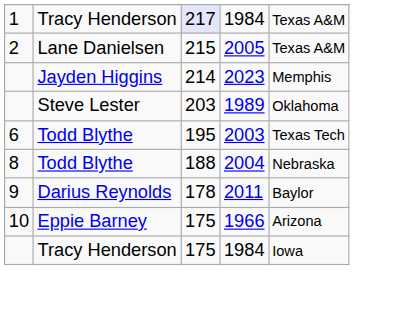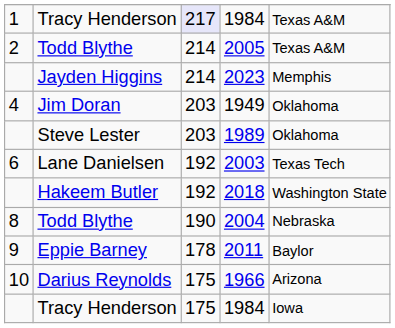(101, 47) Lane Danielsen -> (85, 47) Todd Blythe
(200, 47) 215 -> (200, 47) 214
+ row: (14, 105)
(85, 134) Todd Blythe -> (101, 163) Lane Danielsen
(200, 134) 195 -> (200, 163) 192
+ row: (19, 193)
(200, 163) 188 -> (200, 221) 190
(104, 192) Darius Reynolds -> (92, 250) Eppie Barney
(92, 221) Eppie Barney -> (104, 279) Darius Reynolds
